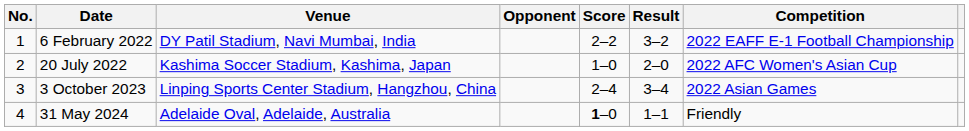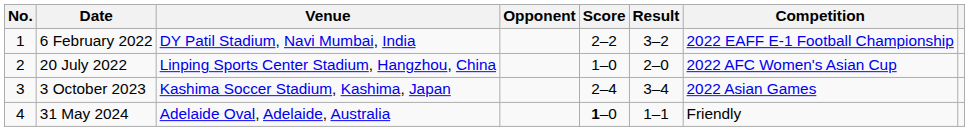(305, 65) Kashima Soccer Stadium, Kashima, Japan -> (328, 65) Linping Sports Center Stadium, Hangzhou, China
(328, 89) Linping Sports Center Stadium, Hangzhou, China -> (305, 89) Kashima Soccer Stadium, Kashima, Japan
